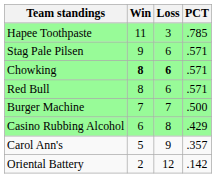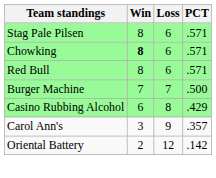- row: (49, 32)
(140, 51) 9 -> (140, 32) 8
(168, 70) bold -> (168, 51) normal
(140, 145) 5 -> (140, 126) 3
